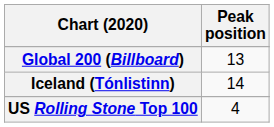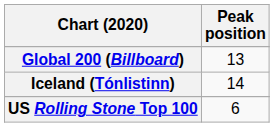(235, 109) 4 -> (235, 109) 6
